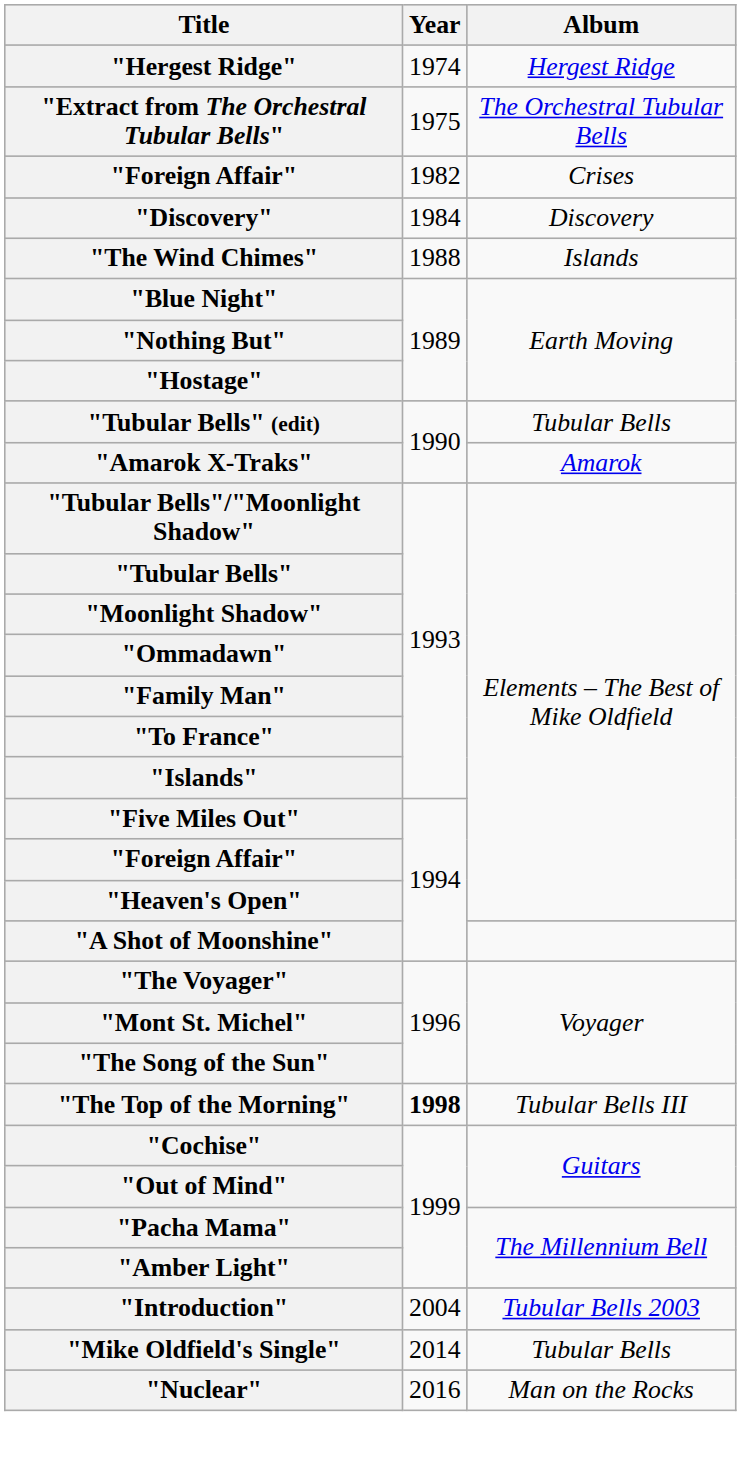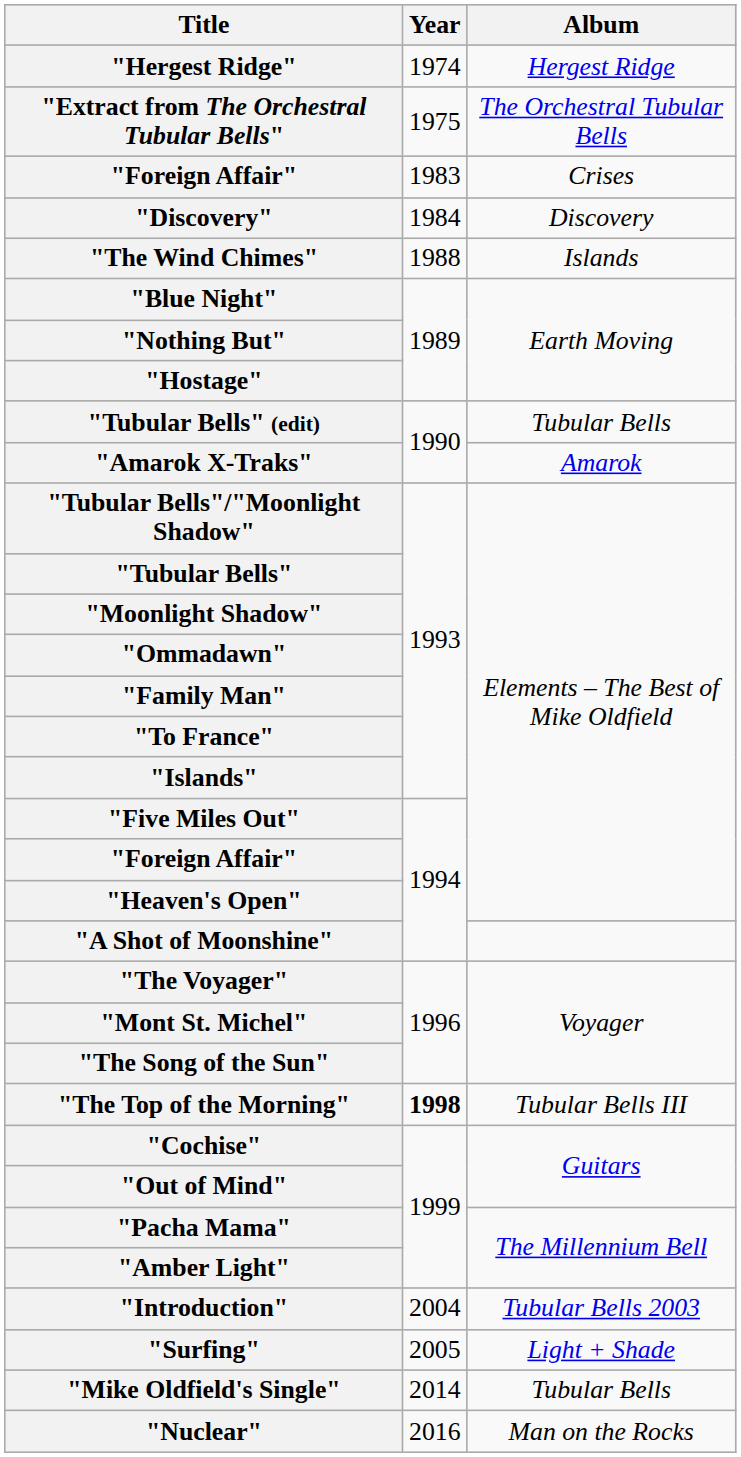(435, 176) 1982 -> (435, 176) 1983
+ row: (204, 1349)
